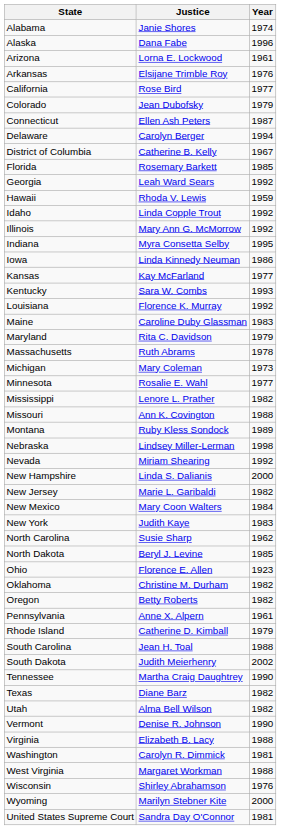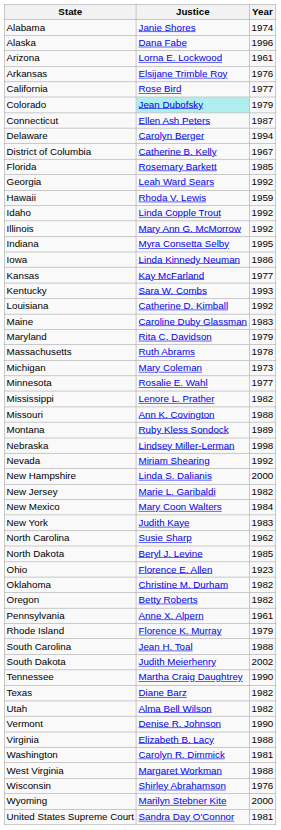(171, 105) no background -> (171, 105) paleturquoise background
(180, 306) Florence K. Murray -> (183, 306) Catherine D. Kimball
(183, 631) Catherine D. Kimball -> (180, 631) Florence K. Murray
